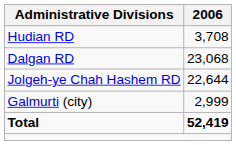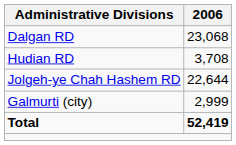rows swapped: (41, 58) <-> (41, 36)
